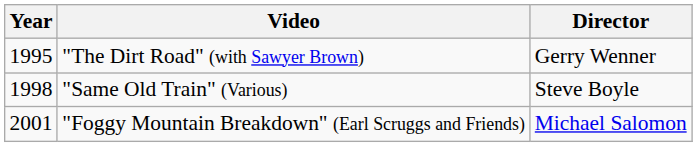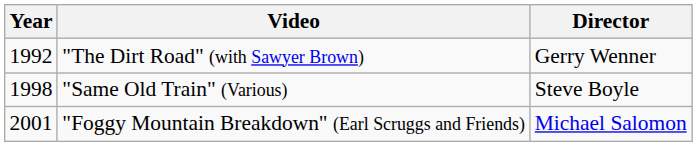(31, 55) 1995 -> (31, 55) 1992
